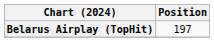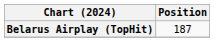(183, 29) 197 -> (183, 29) 187
